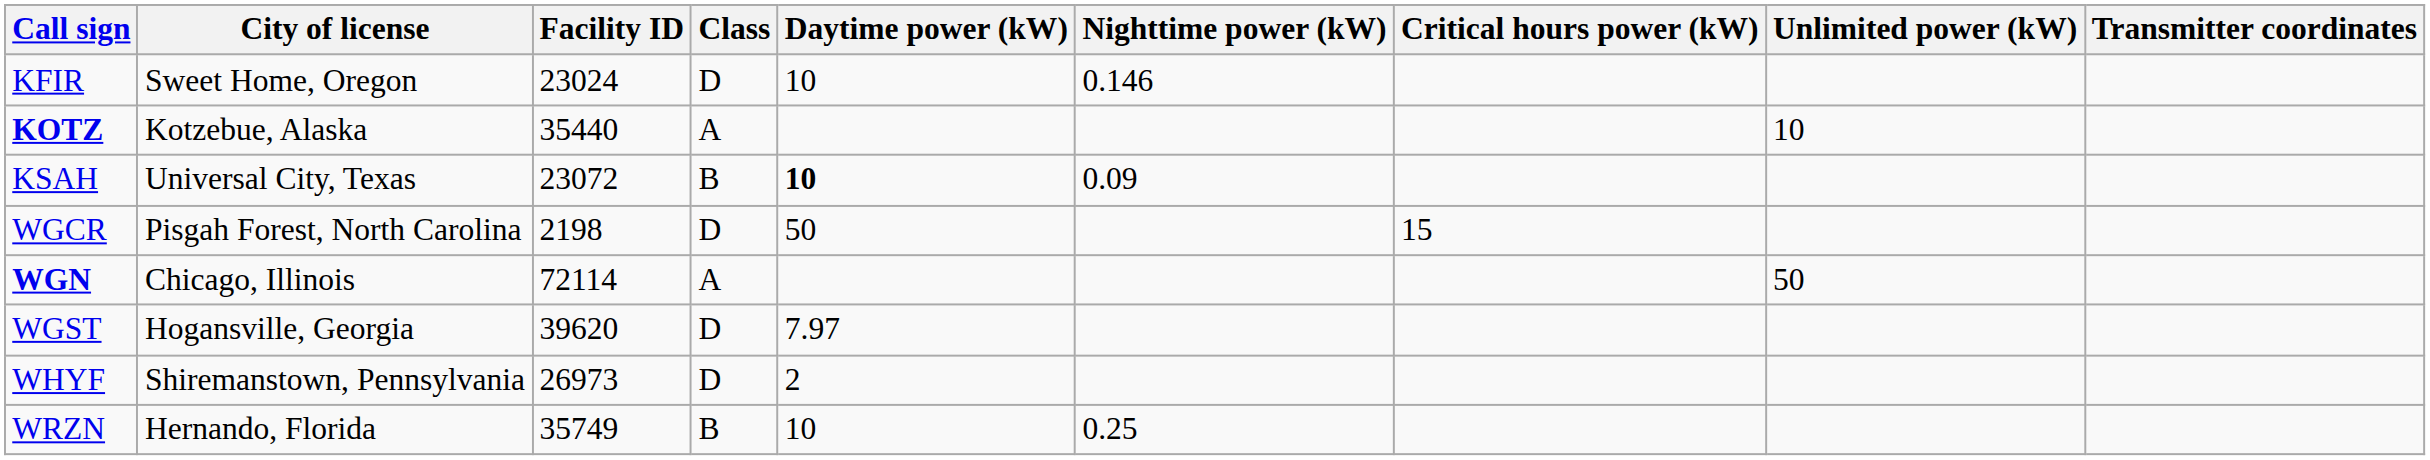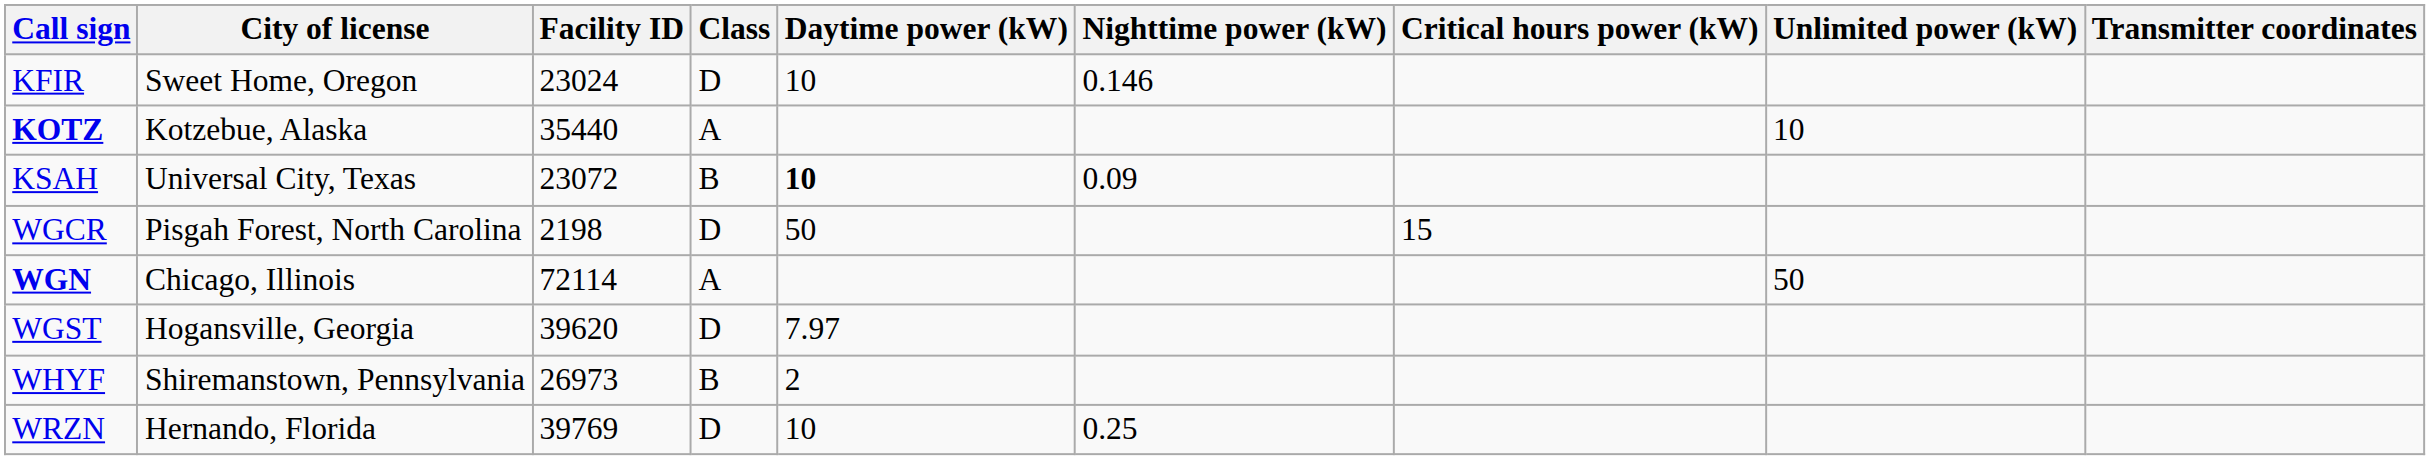(710, 379) D -> (709, 379) B
(579, 429) 35749 -> (579, 429) 39769
(709, 429) B -> (710, 429) D
